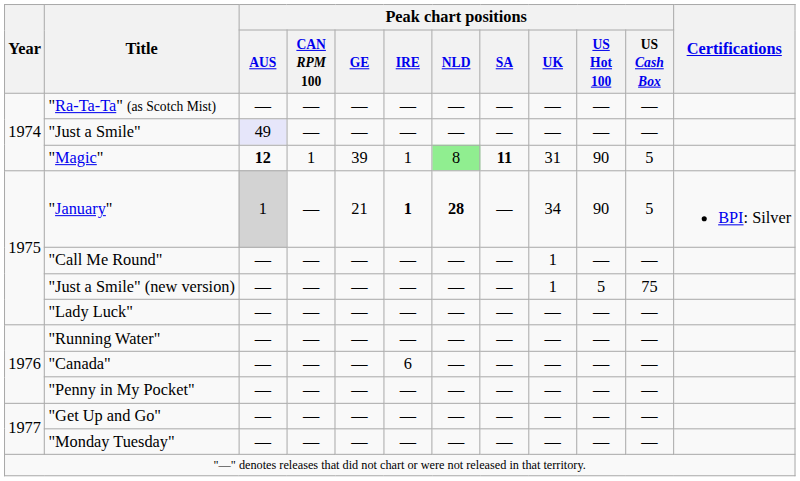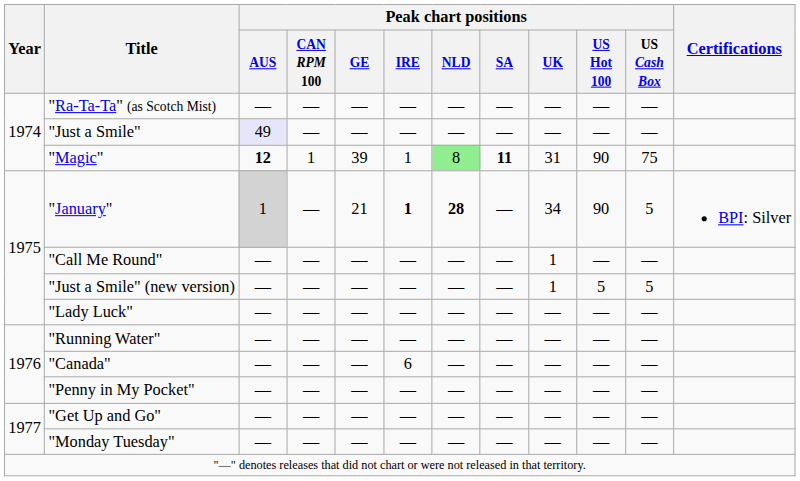(649, 157) 5 -> (649, 157) 75
(649, 286) 75 -> (649, 286) 5
